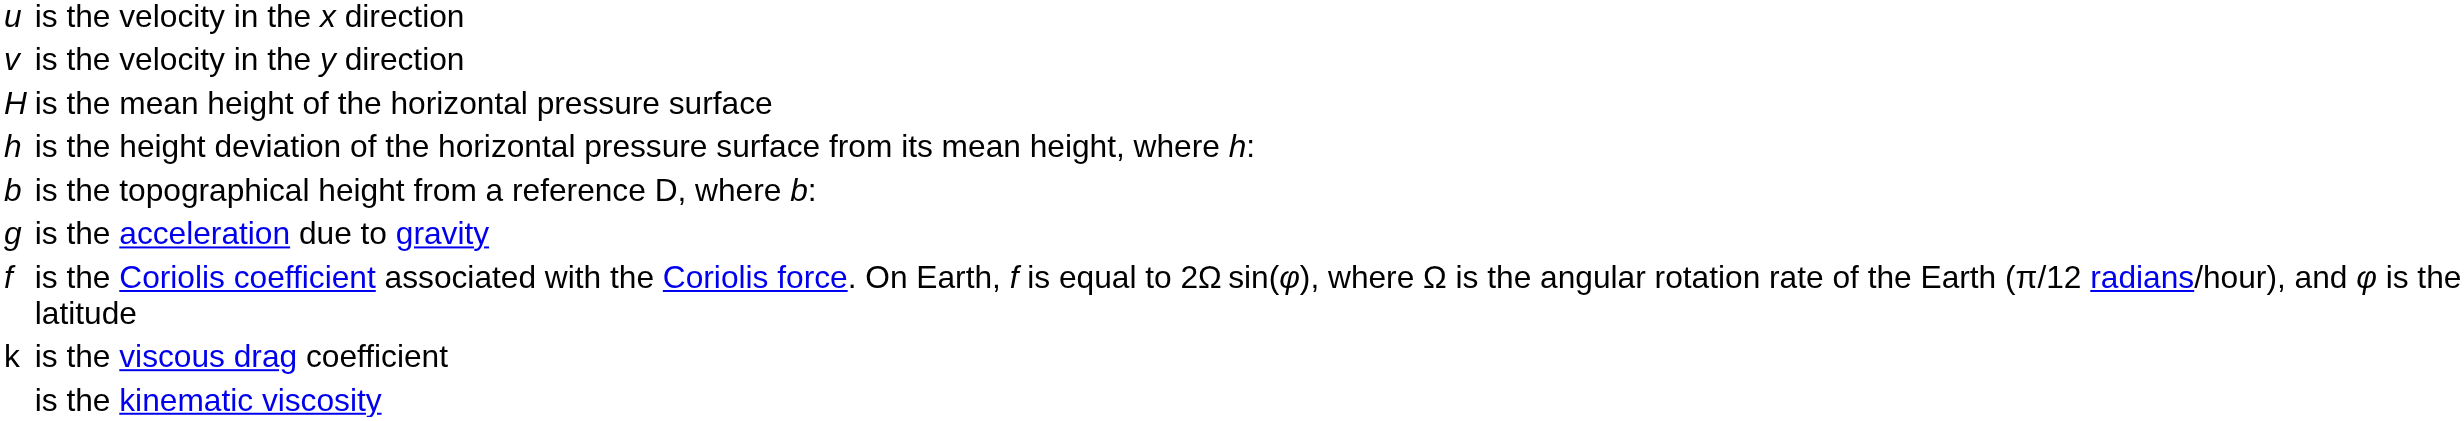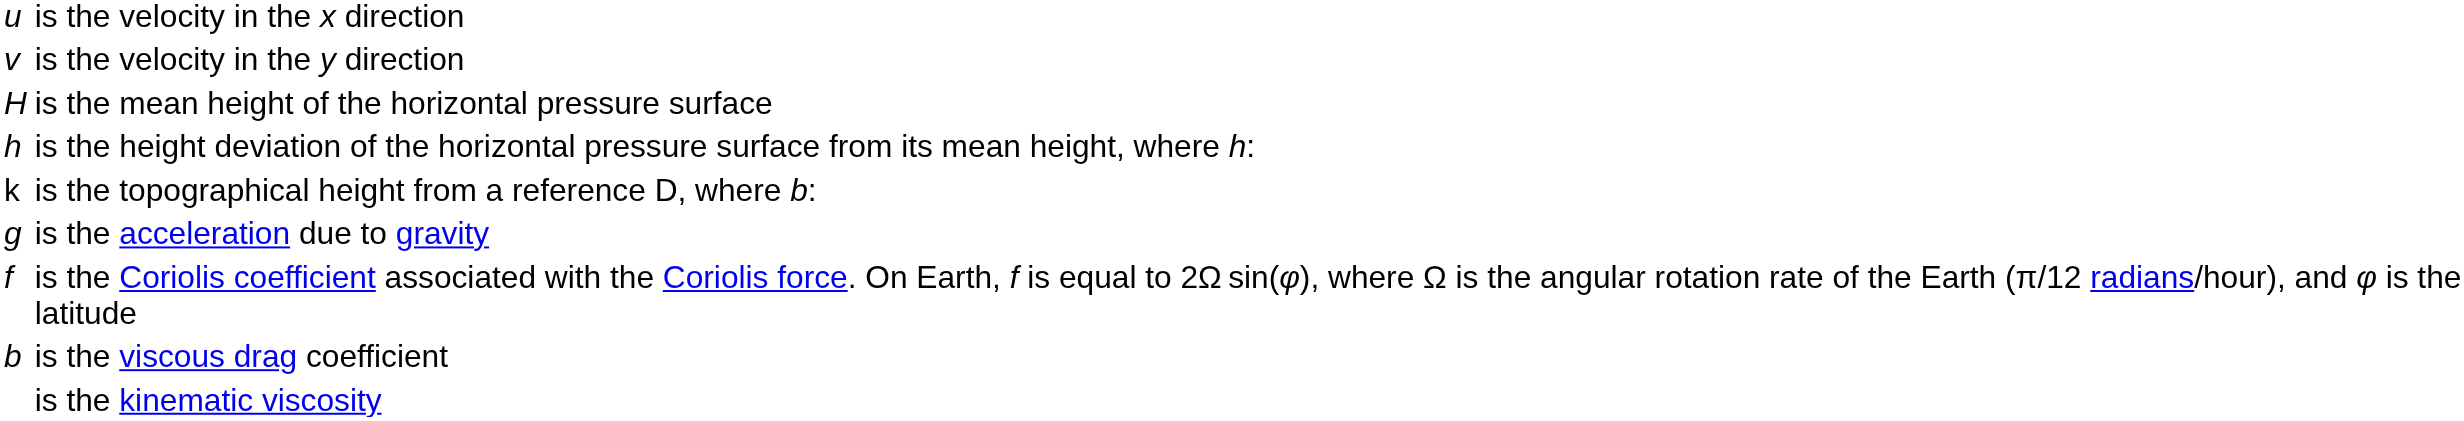(13, 190) b -> (12, 190) k
(12, 356) k -> (13, 356) b
